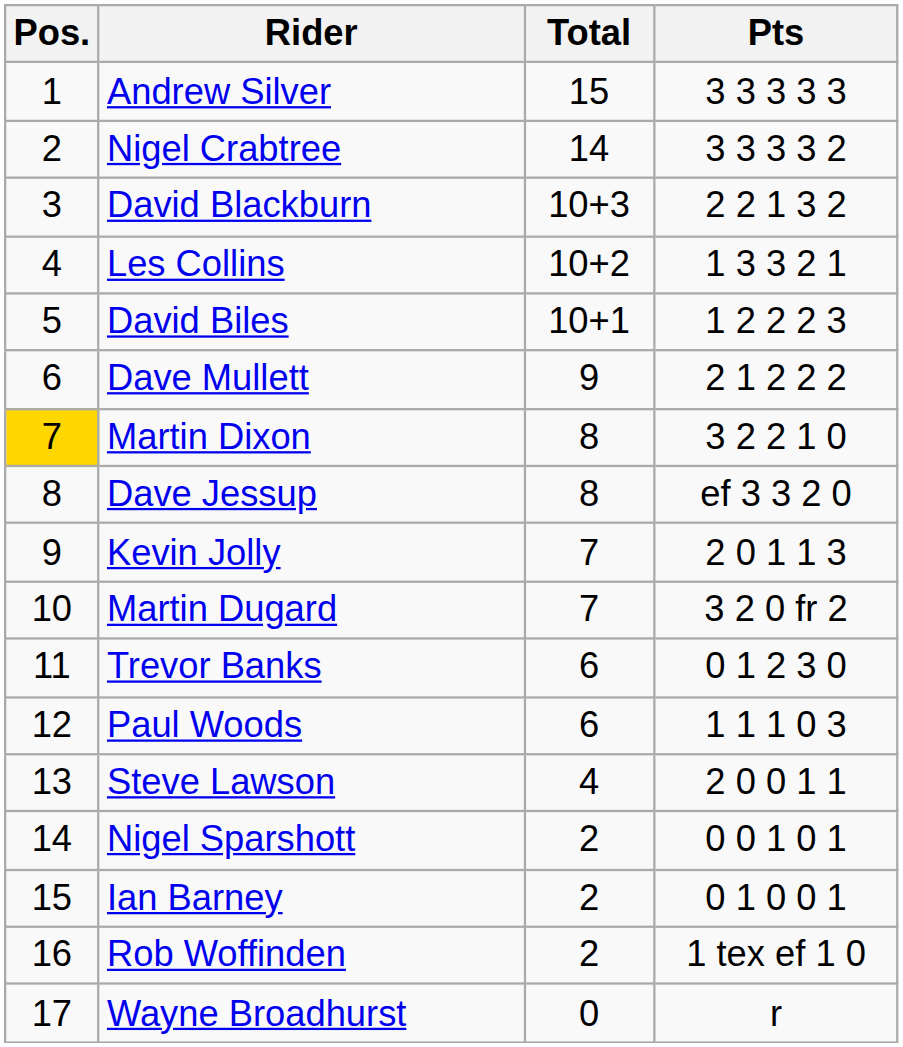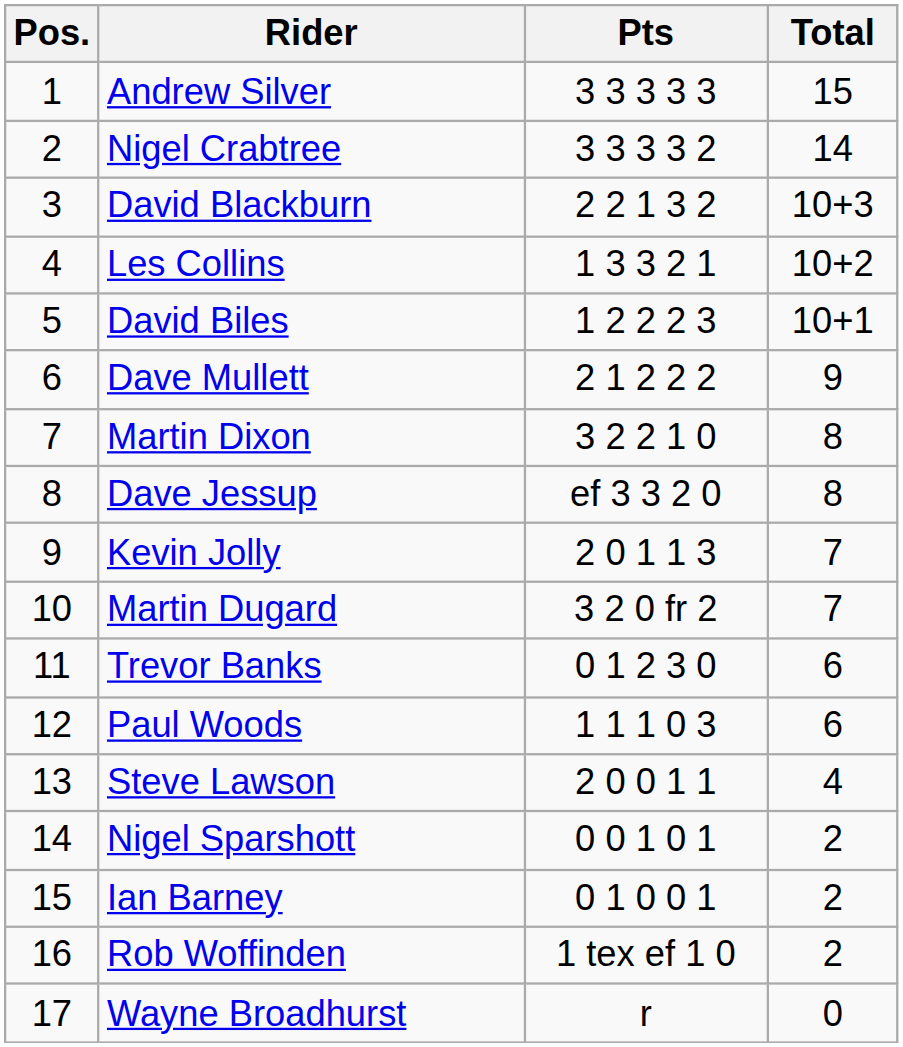columns swapped: (776, 33) <-> (589, 33)
(52, 436) gold background -> (52, 436) no background
